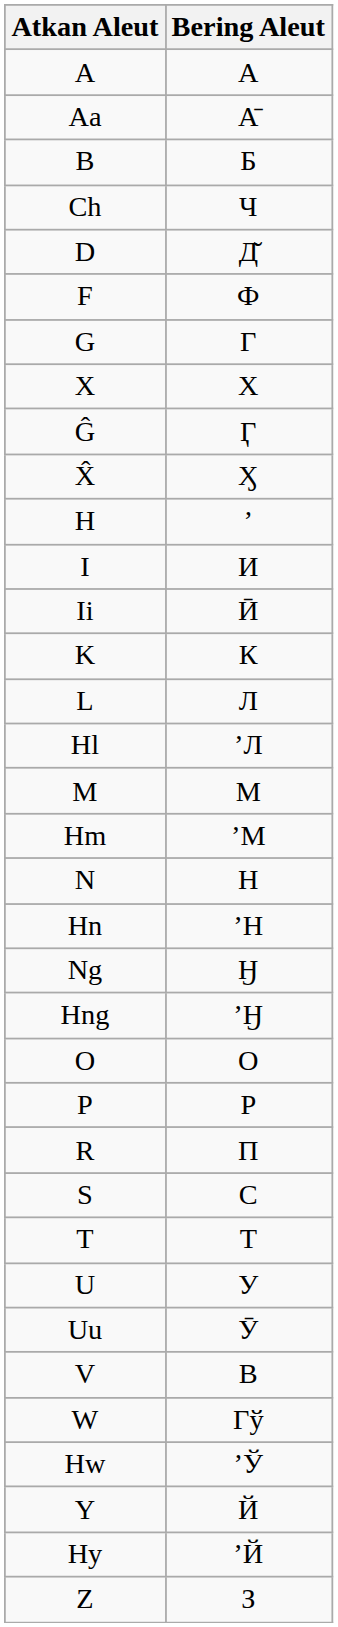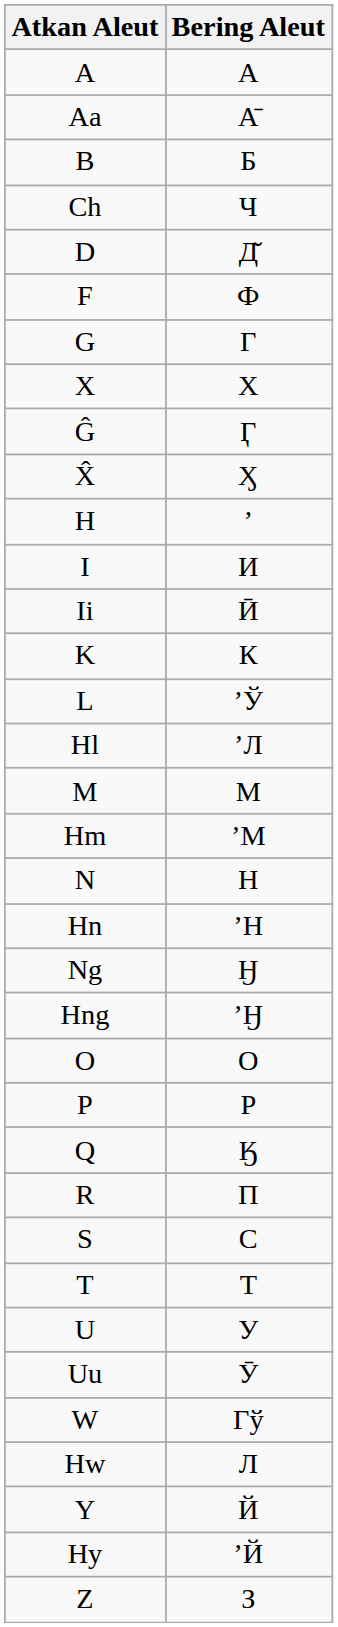(248, 700) Л -> (248, 700) ʼЎ
+ row: (85, 1149)
- row: (85, 1374)
(248, 1464) ʼЎ -> (248, 1464) Л
